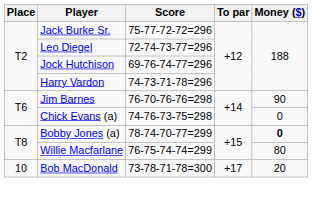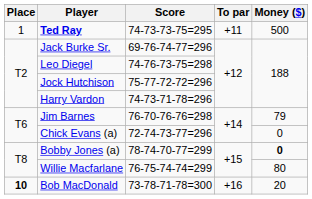+ row: (61, 30)
(170, 30) 75-77-72-72=296 -> (170, 47) 69-76-74-77=296
(170, 47) 72-74-73-77=296 -> (170, 64) 74-76-73-75=298
(170, 64) 69-76-74-77=296 -> (170, 82) 75-77-72-72=296
(280, 99) 90 -> (280, 116) 79
(170, 116) 74-76-73-75=298 -> (170, 133) 72-74-73-77=296
(21, 168) normal -> (21, 185) bold
(233, 168) +17 -> (233, 185) +16
